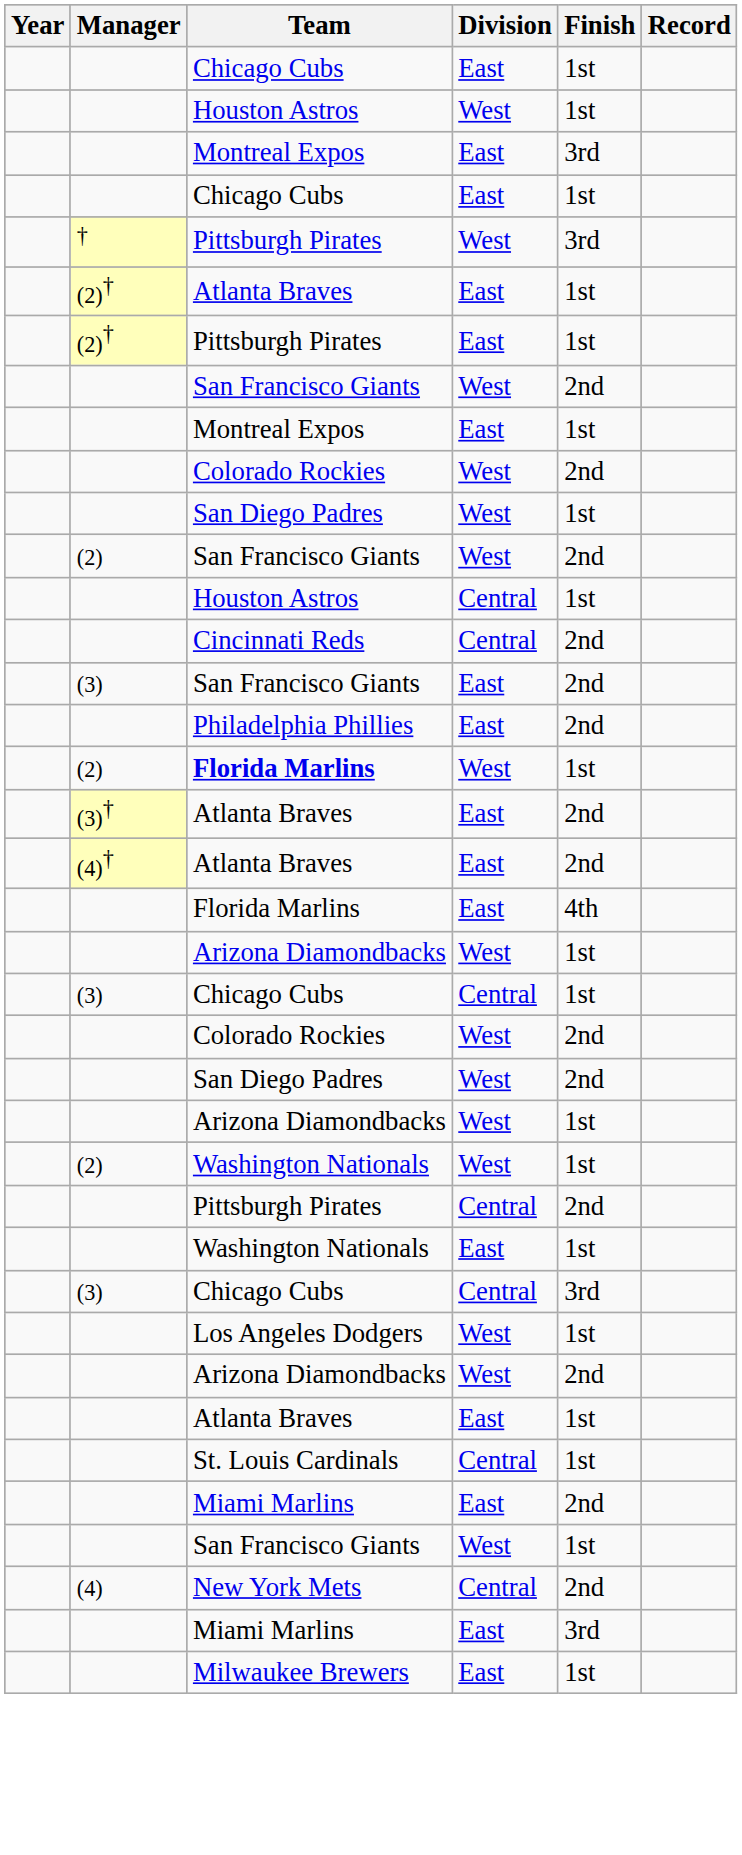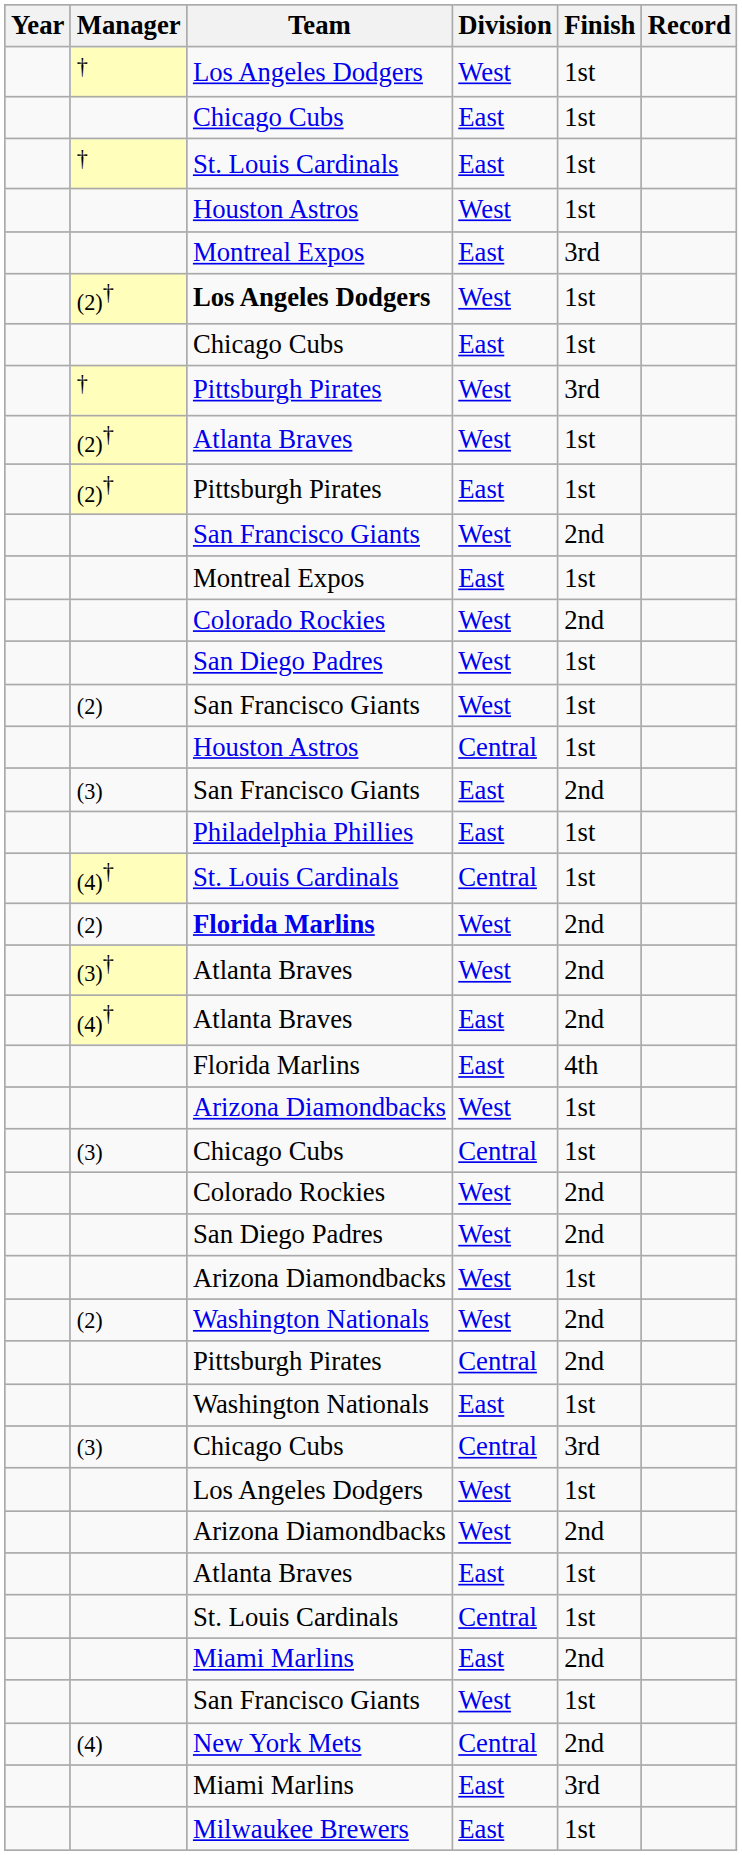+ row: (82, 66)
+ row: (82, 158)
+ row: (95, 298)
(481, 290) East -> (485, 439) West
(584, 555) 2nd -> (580, 704) 1st
- row: (129, 641)
(584, 725) 2nd -> (580, 831) 1st
+ row: (95, 877)
(580, 767) 1st -> (584, 923) 2nd
(481, 813) East -> (485, 969) West
(580, 1163) 1st -> (584, 1319) 2nd
